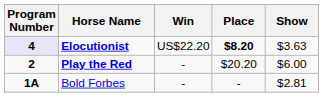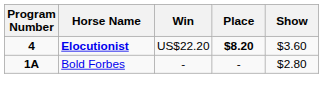(31, 46) lavender background -> (31, 46) no background
(292, 46) $3.63 -> (292, 46) $3.60
- row: (97, 65)
(292, 83) $2.81 -> (292, 65) $2.80
